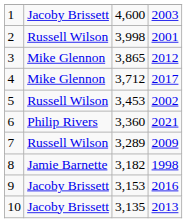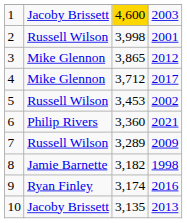(130, 15) no background -> (130, 15) gold background
(68, 185) Jacoby Brissett -> (60, 185) Ryan Finley
(130, 185) 3,153 -> (130, 185) 3,174
